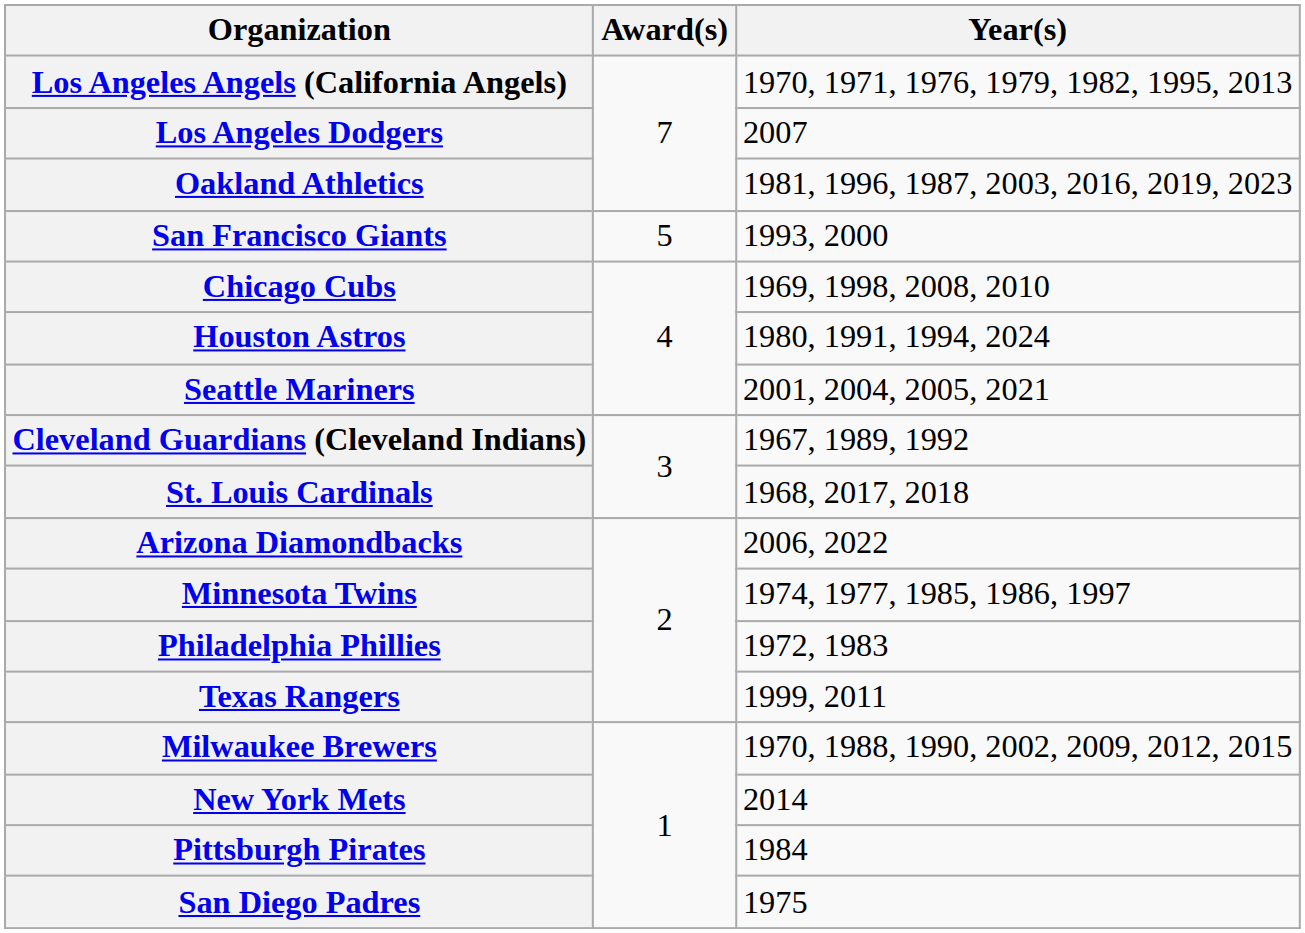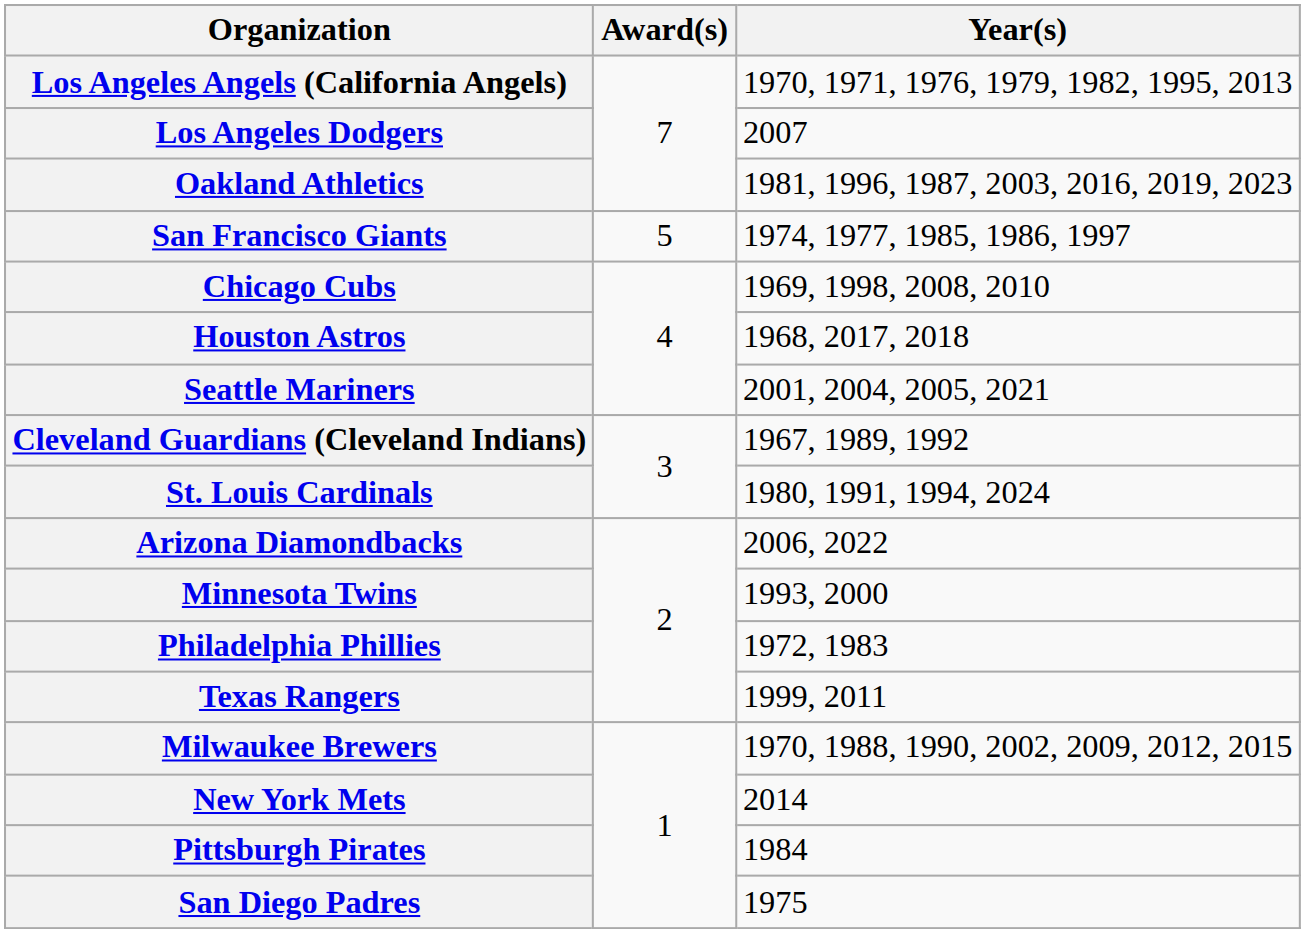(816, 235) 1993, 2000 -> (937, 235) 1974, 1977, 1985, 1986, 1997
(896, 337) 1980, 1991, 1994, 2024 -> (856, 337) 1968, 2017, 2018
(856, 491) 1968, 2017, 2018 -> (896, 491) 1980, 1991, 1994, 2024
(937, 593) 1974, 1977, 1985, 1986, 1997 -> (816, 593) 1993, 2000
